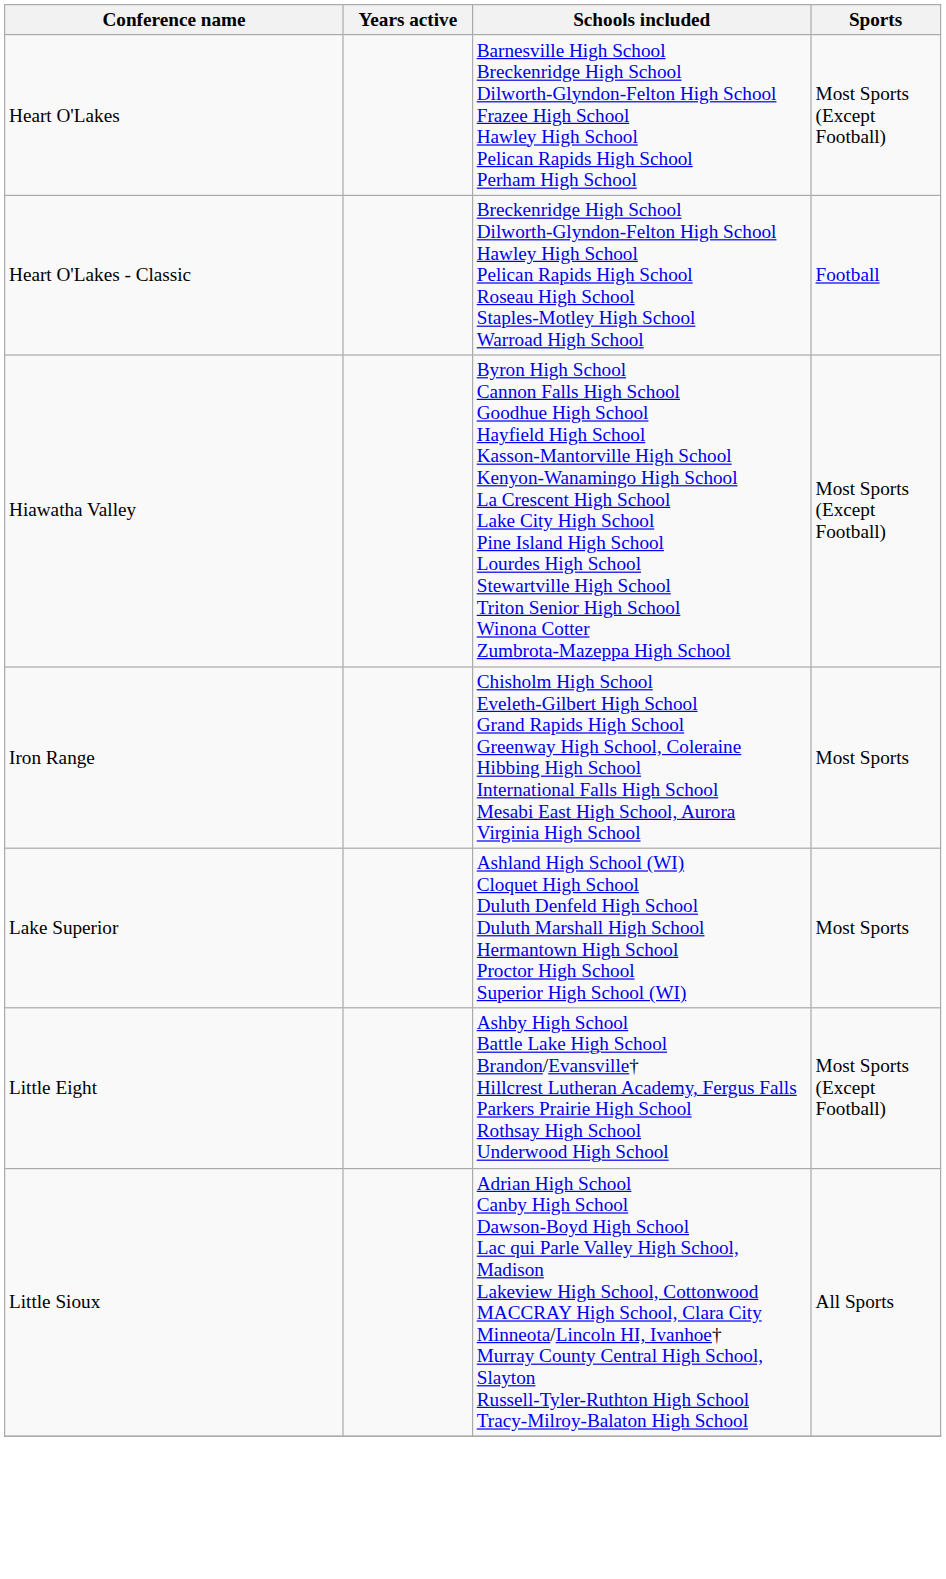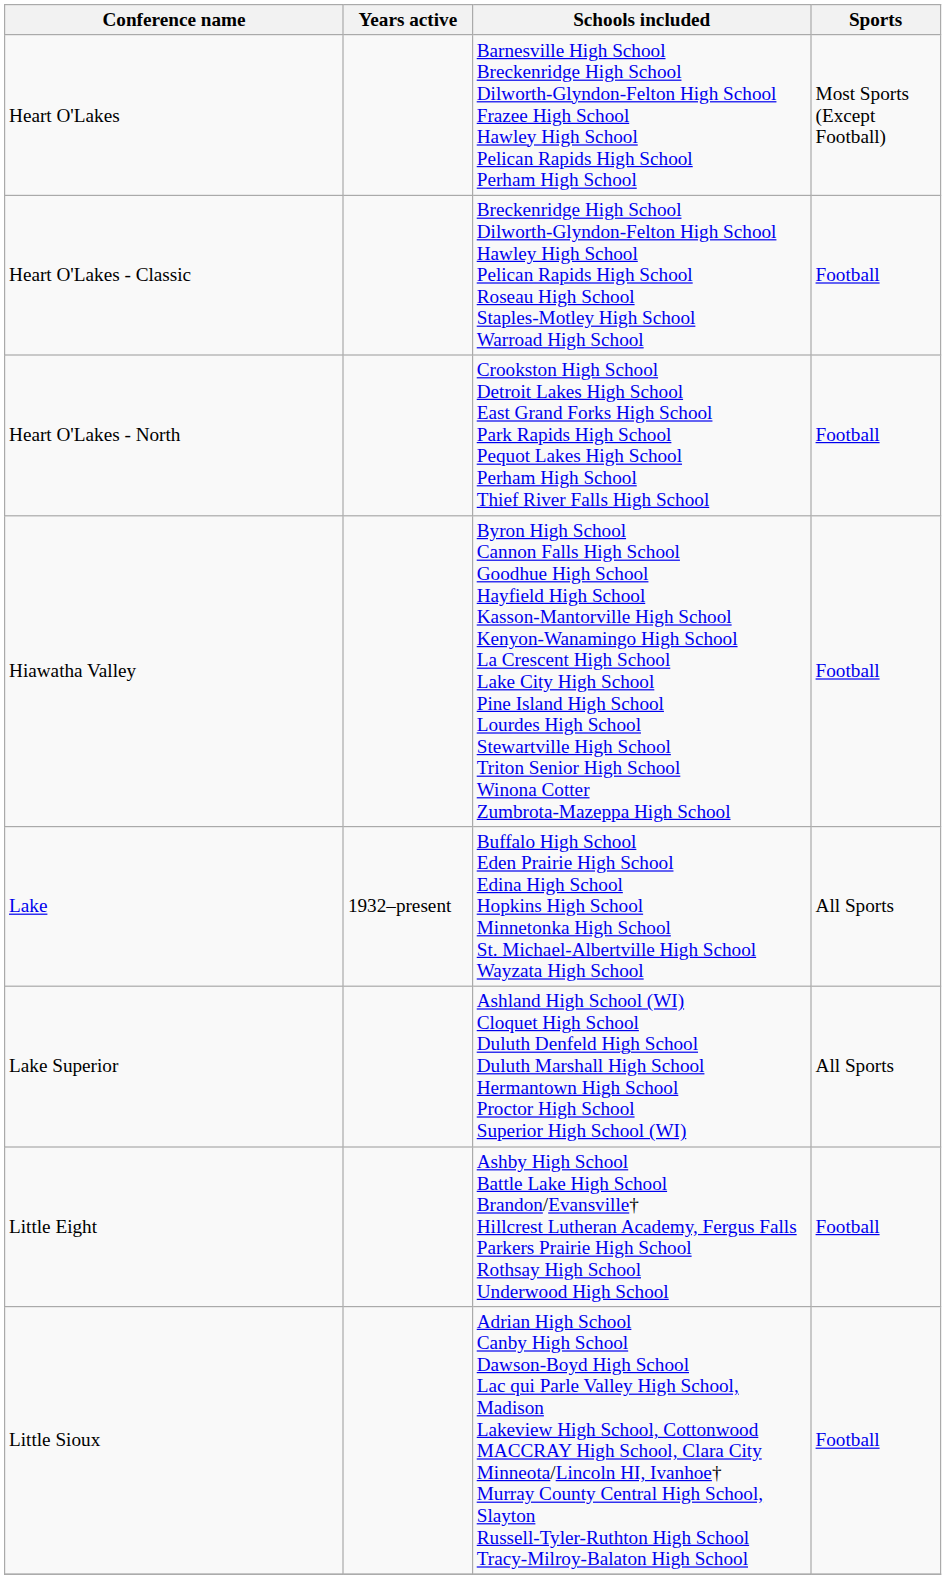+ row: (95, 435)
(862, 510) Most Sports (Except Football) -> (848, 670) Football
- row: (52, 757)
+ row: (28, 906)
(862, 927) Most Sports -> (855, 1066) All Sports
(862, 1088) Most Sports (Except Football) -> (848, 1226) Football
(855, 1302) All Sports -> (848, 1440) Football
